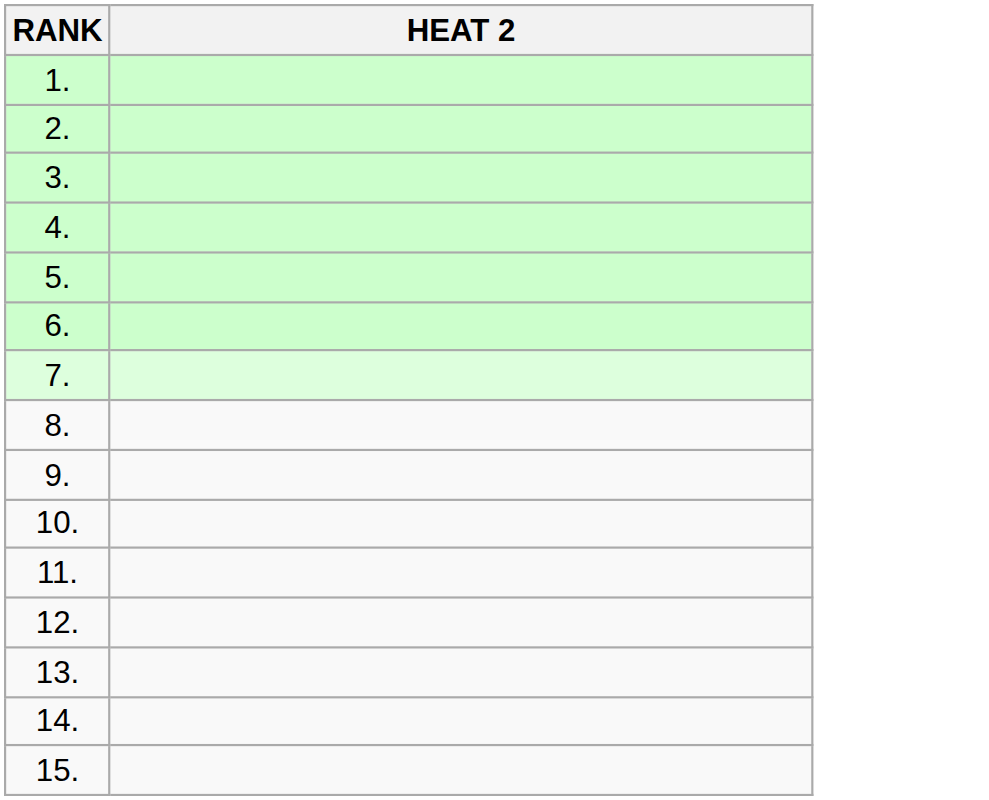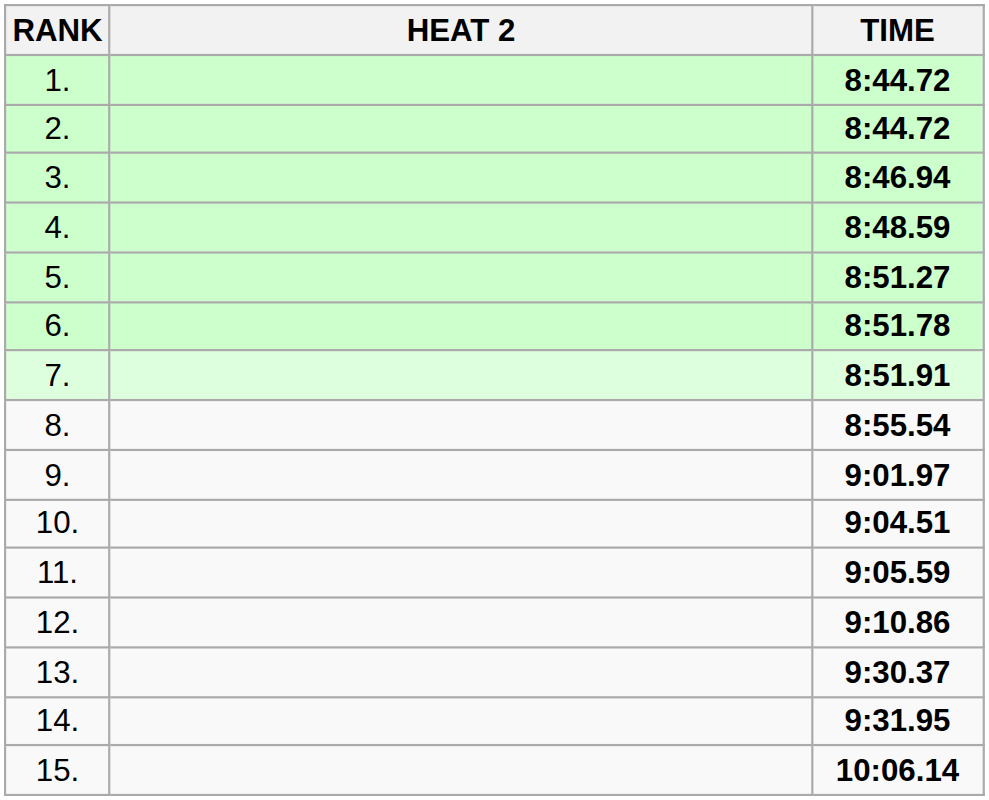+ column: (897, 30)
